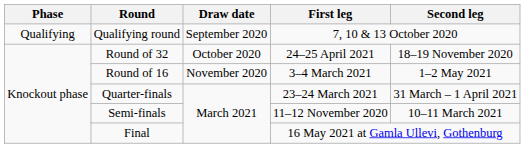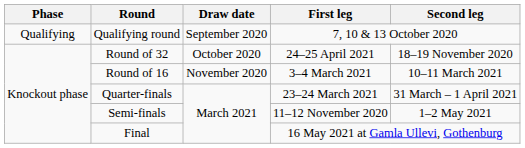(455, 73) 1–2 May 2021 -> (455, 73) 10–11 March 2021
(455, 113) 10–11 March 2021 -> (455, 113) 1–2 May 2021
